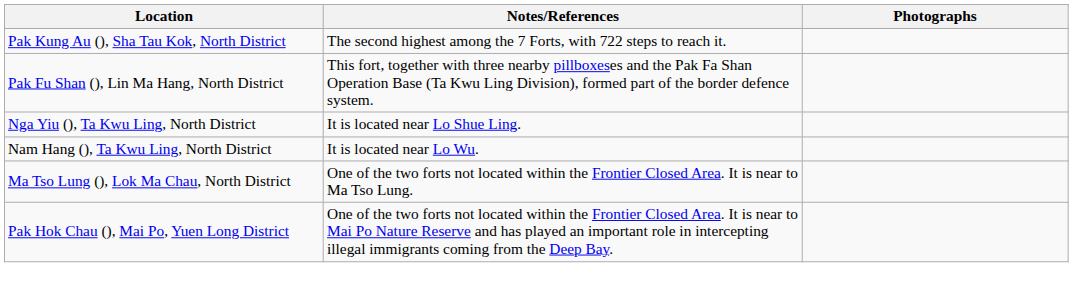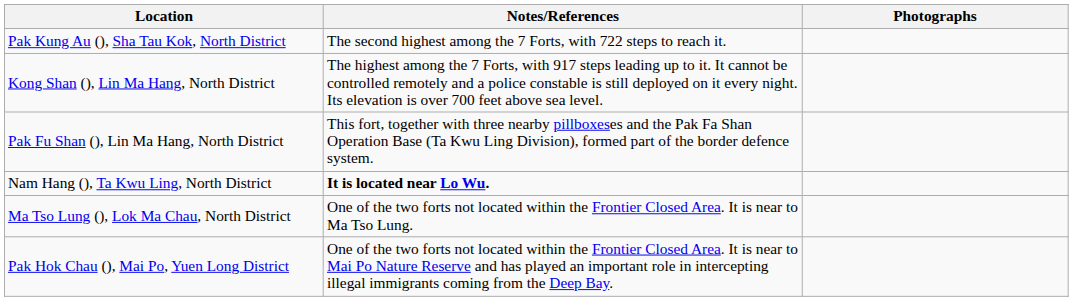+ row: (141, 82)
- row: (132, 124)
(403, 148) normal -> (408, 183) bold
